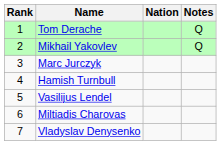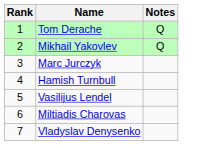- column: (162, 13)
